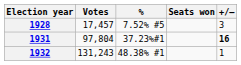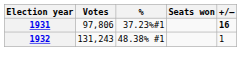- row: (40, 25)
(98, 39) 97,804 -> (98, 25) 97,806
